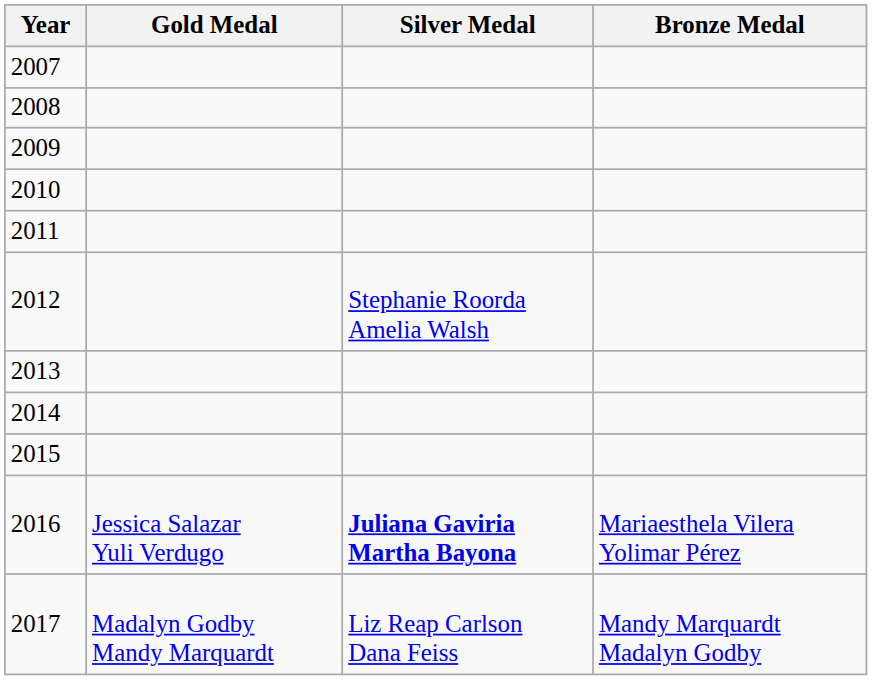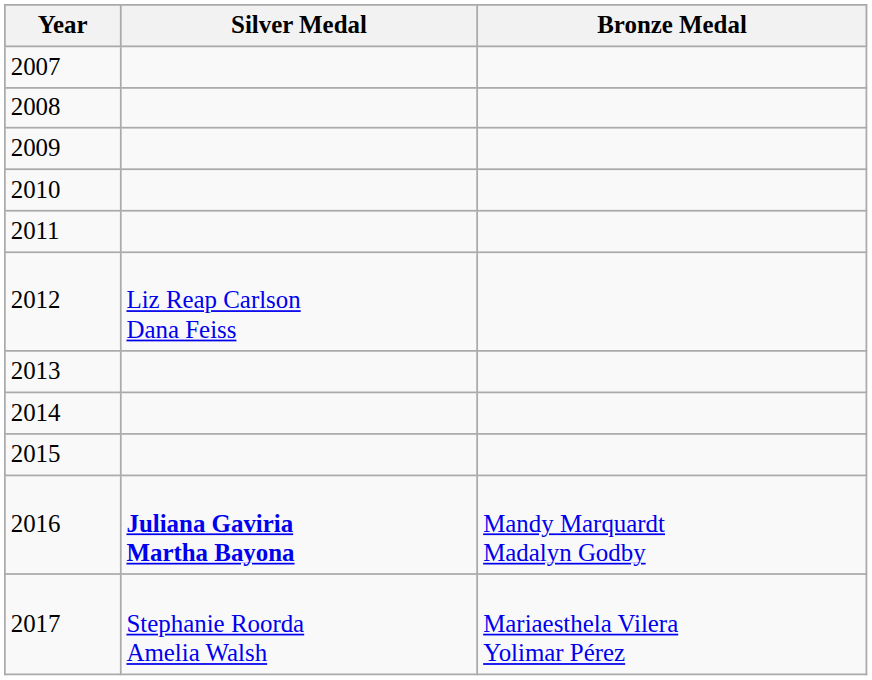- column: (214, 25)
(437, 316) Stephanie Roorda Amelia Walsh -> (214, 316) Liz Reap Carlson Dana Feiss
(696, 539) Mariaesthela Vilera Yolimar Pérez -> (574, 539) Mandy Marquardt Madalyn Godby
(435, 639) Liz Reap Carlson Dana Feiss -> (215, 639) Stephanie Roorda Amelia Walsh
(690, 639) Mandy Marquardt Madalyn Godby -> (581, 639) Mariaesthela Vilera Yolimar Pérez
